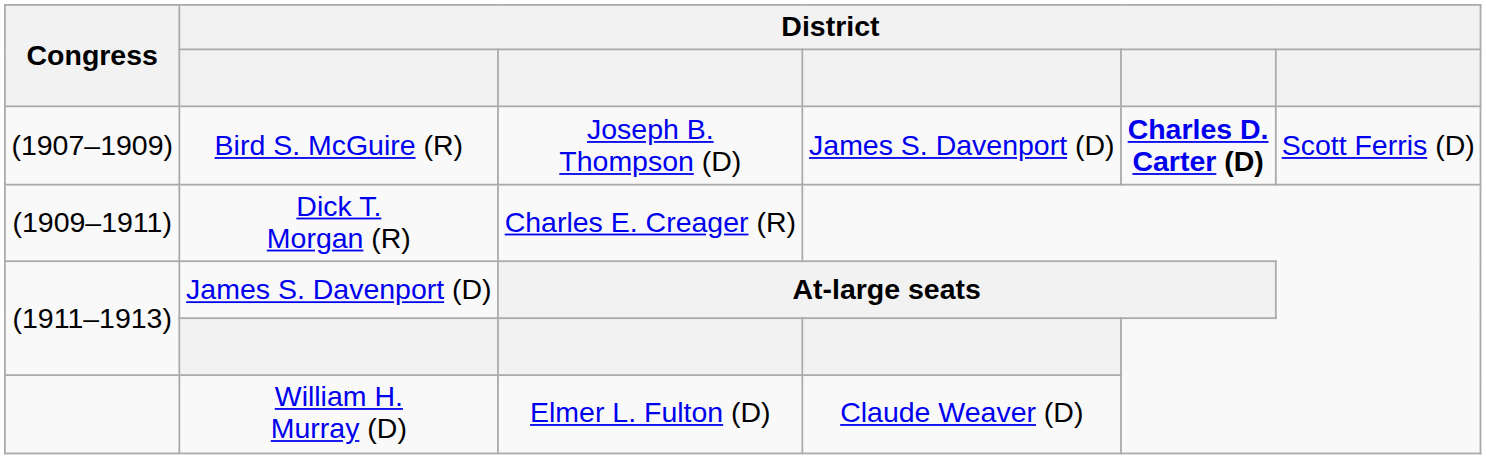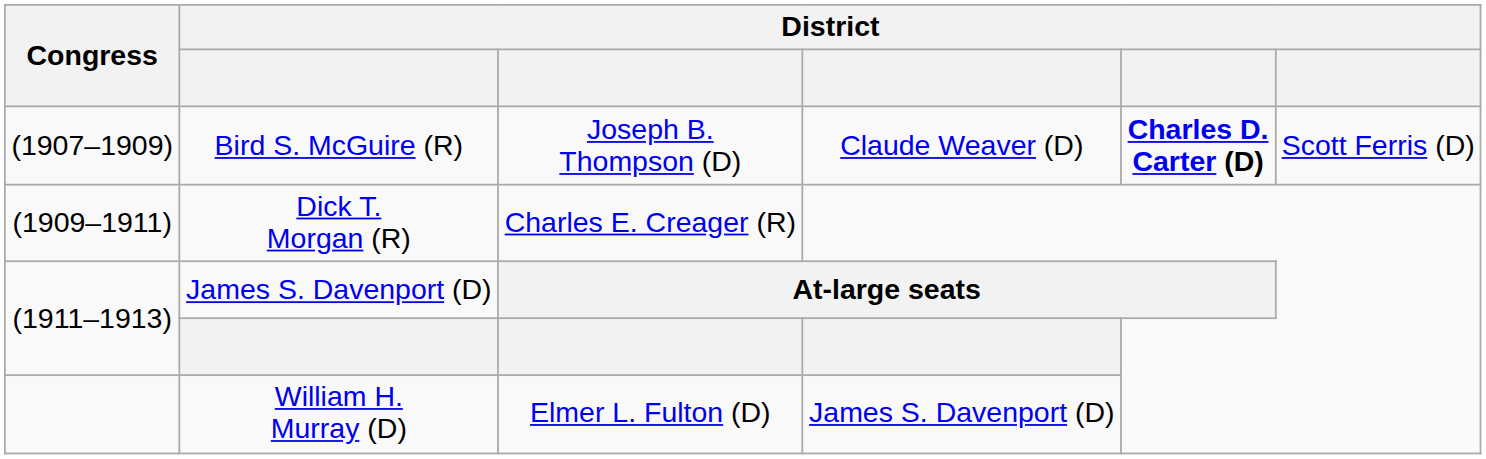(962, 145) James S. Davenport (D) -> (962, 145) Claude Weaver (D)
(962, 413) Claude Weaver (D) -> (962, 413) James S. Davenport (D)
